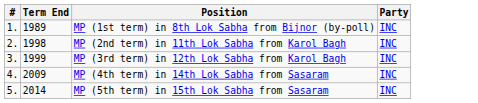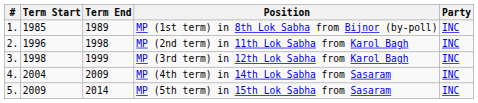+ column: (52, 12)
